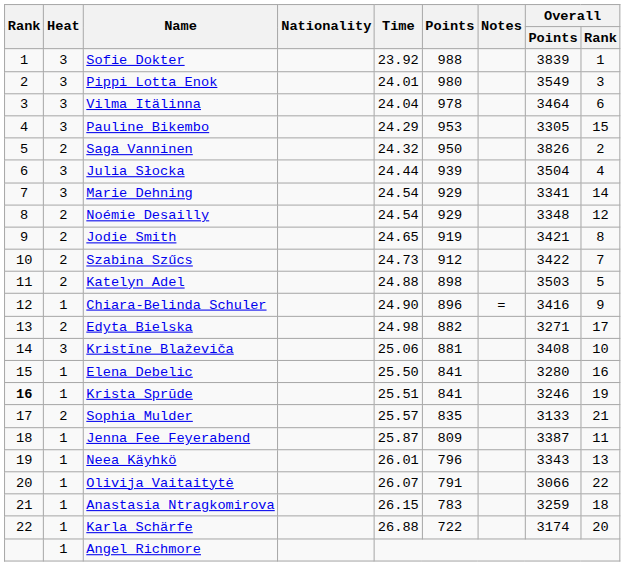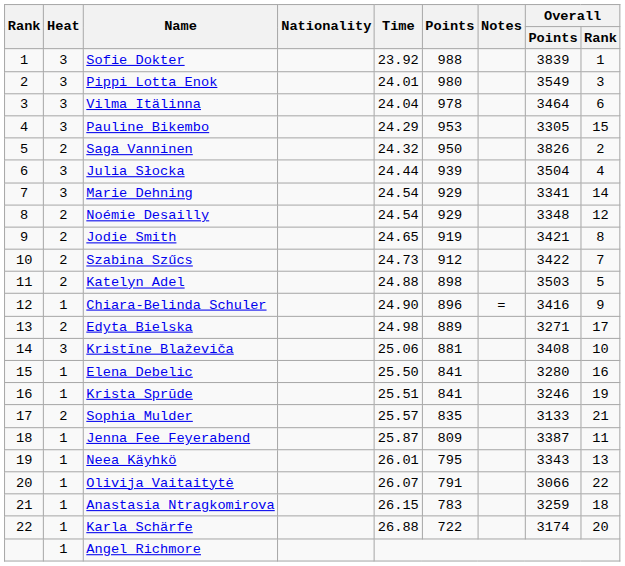(450, 327) 882 -> (450, 327) 889
(24, 394) bold -> (24, 394) normal
(450, 461) 796 -> (450, 461) 795
